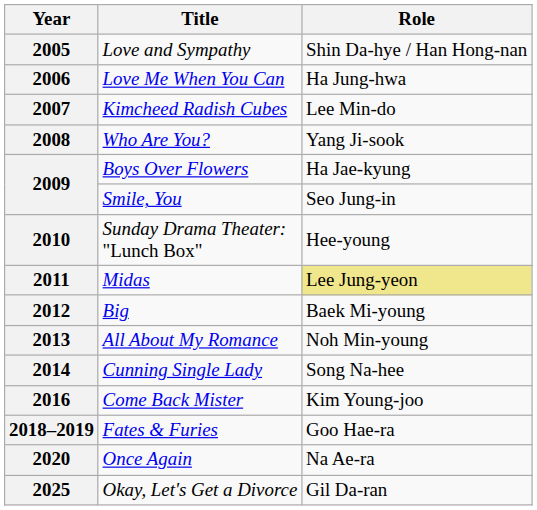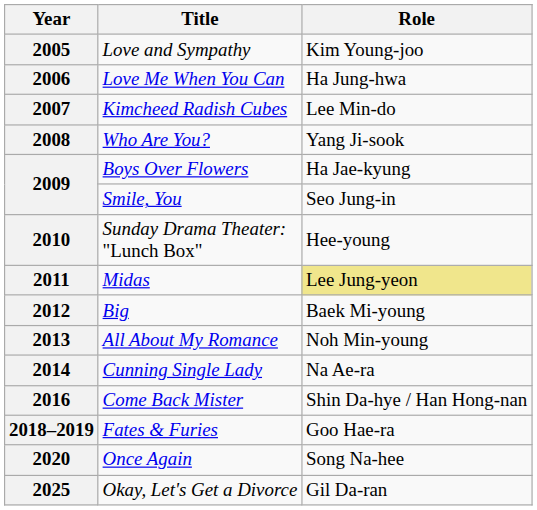(417, 49) Shin Da-hye / Han Hong-nan -> (365, 49) Kim Young-joo
(355, 370) Song Na-hee -> (340, 370) Na Ae-ra
(365, 400) Kim Young-joo -> (417, 400) Shin Da-hye / Han Hong-nan
(340, 459) Na Ae-ra -> (355, 459) Song Na-hee
